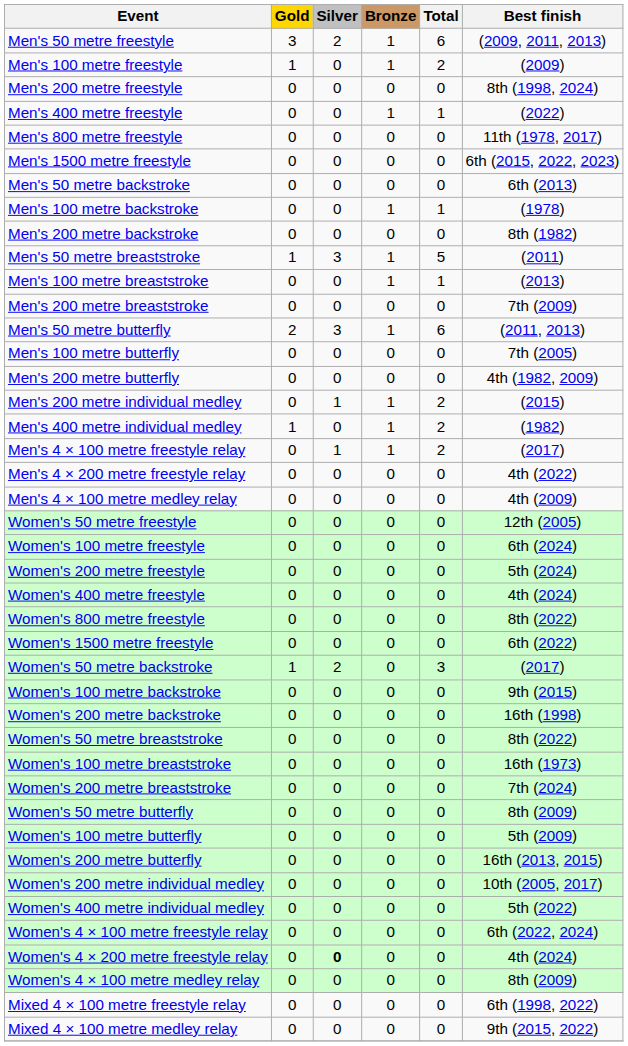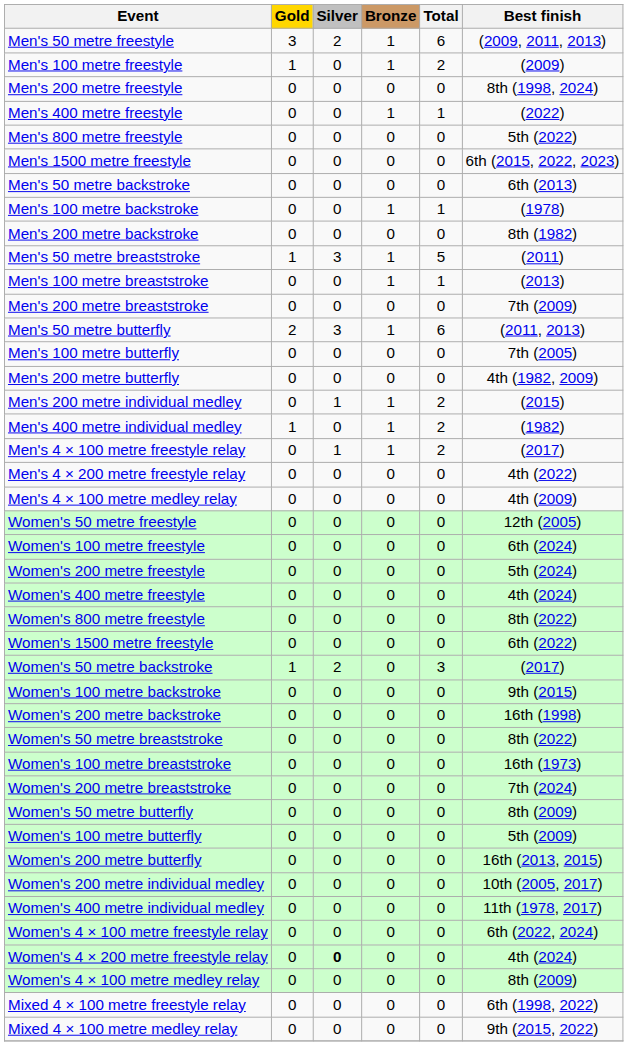(543, 137) 11th (1978, 2017) -> (543, 137) 5th (2022)
(543, 908) 5th (2022) -> (543, 908) 11th (1978, 2017)
